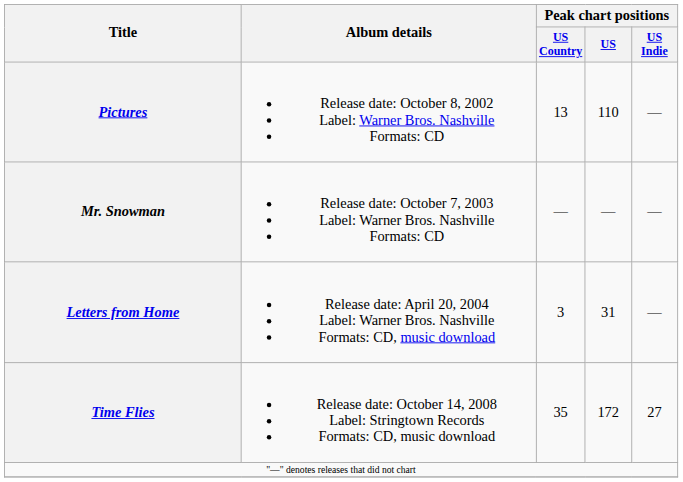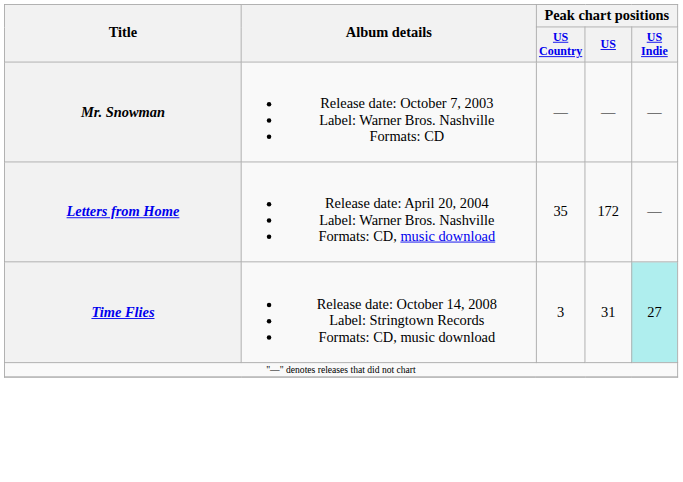- row: (123, 111)
(561, 312) 3 -> (561, 212) 35
(608, 312) 31 -> (608, 212) 172
(561, 412) 35 -> (561, 312) 3
(608, 412) 172 -> (608, 312) 31
(654, 412) no background -> (654, 312) paleturquoise background
